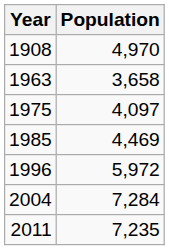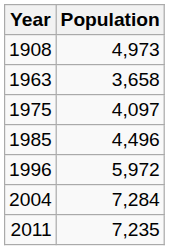(136, 49) 4,970 -> (136, 49) 4,973
(136, 139) 4,469 -> (136, 139) 4,496
